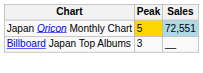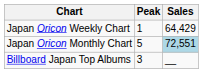+ row: (68, 28)
(140, 28) gold background -> (140, 44) no background
